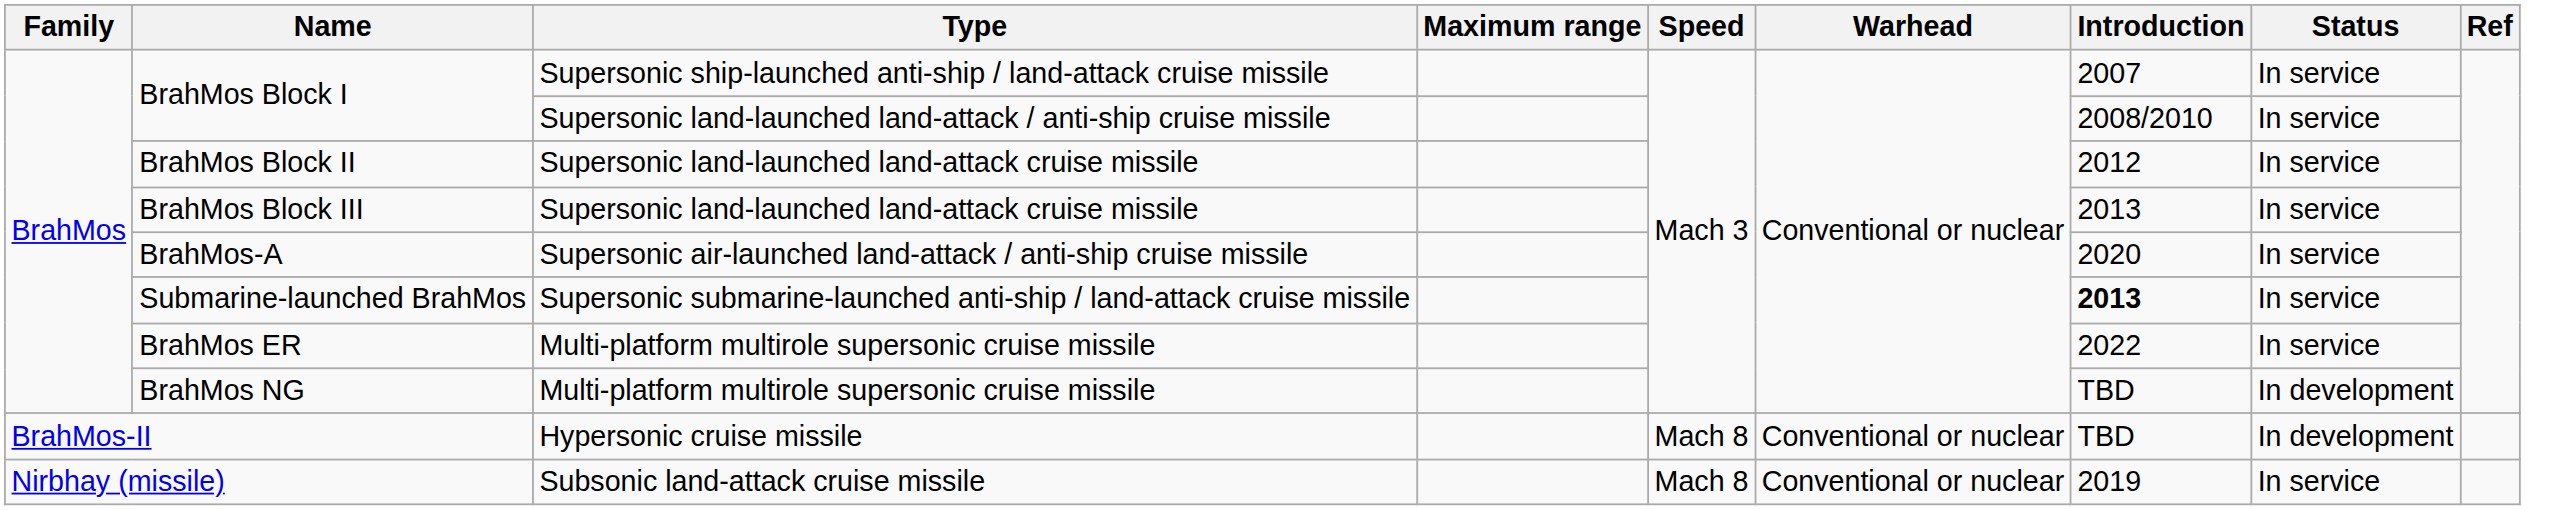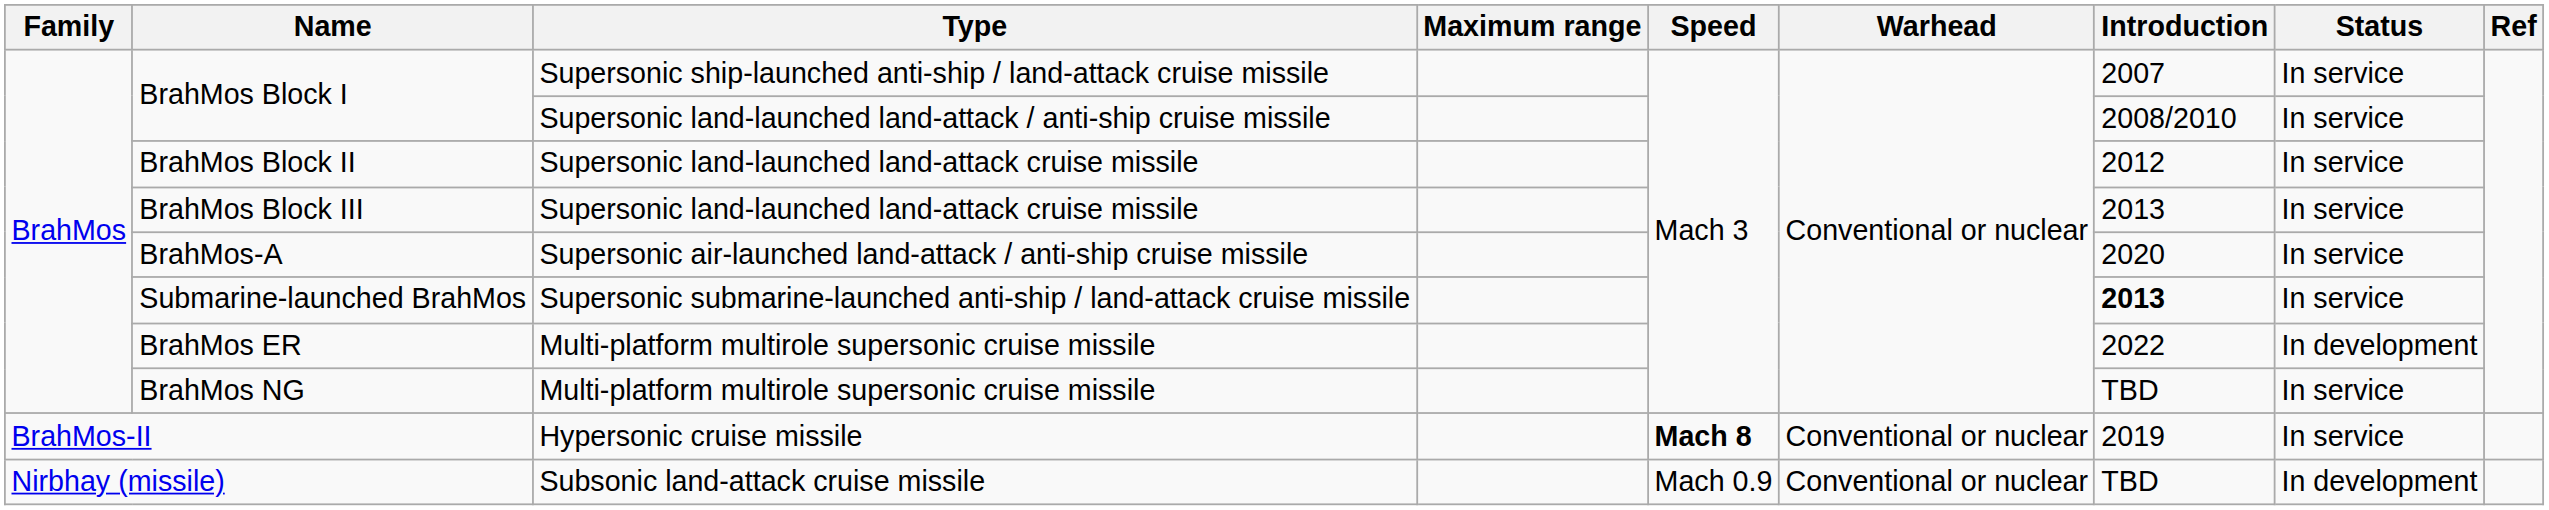(2319, 345) In service -> (2379, 345) In development
(2356, 390) In development -> (2343, 390) In service
(1702, 436) normal -> (1703, 436) bold
(2106, 436) TBD -> (2133, 436) 2019
(2356, 436) In development -> (2343, 436) In service
(1702, 481) Mach 8 -> (1713, 481) Mach 0.9
(2109, 481) 2019 -> (2130, 481) TBD
(2319, 481) In service -> (2379, 481) In development
